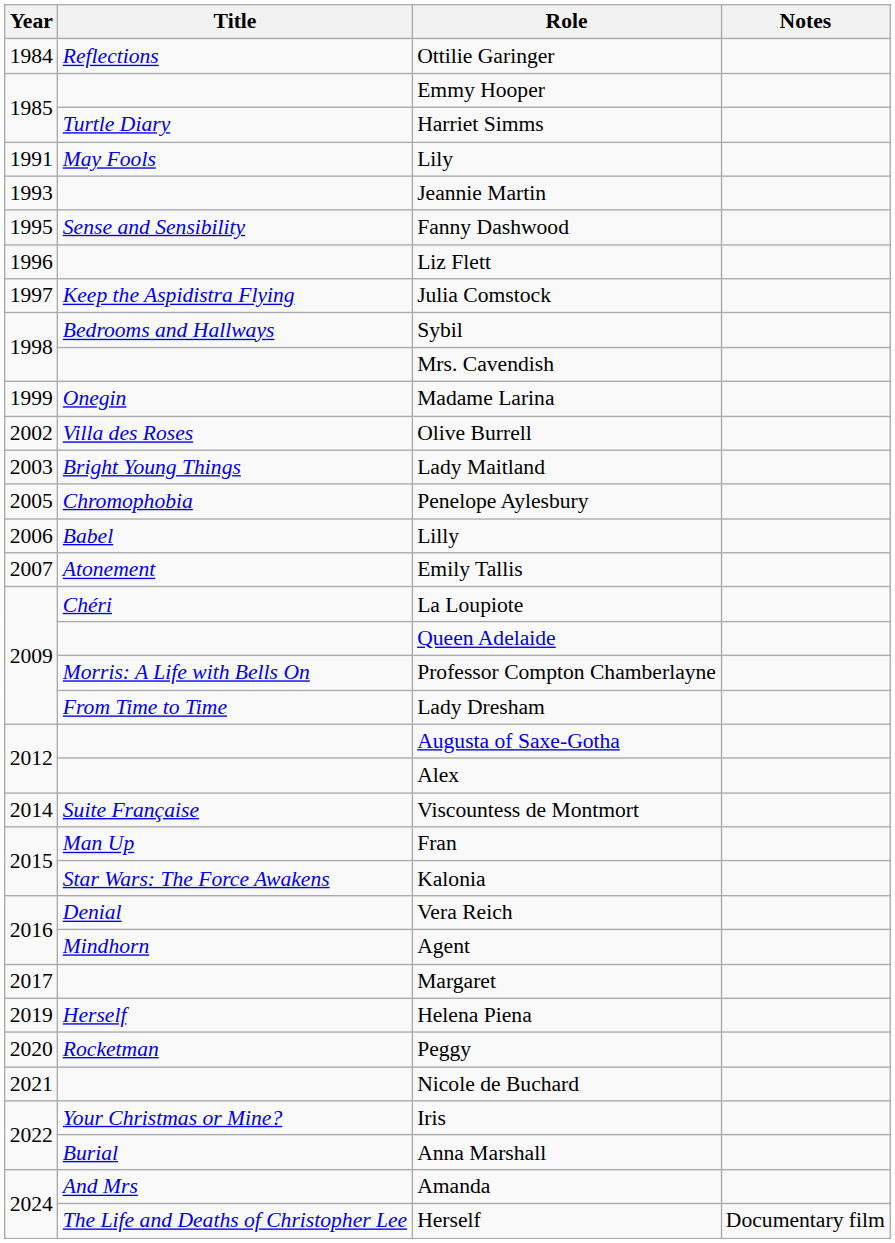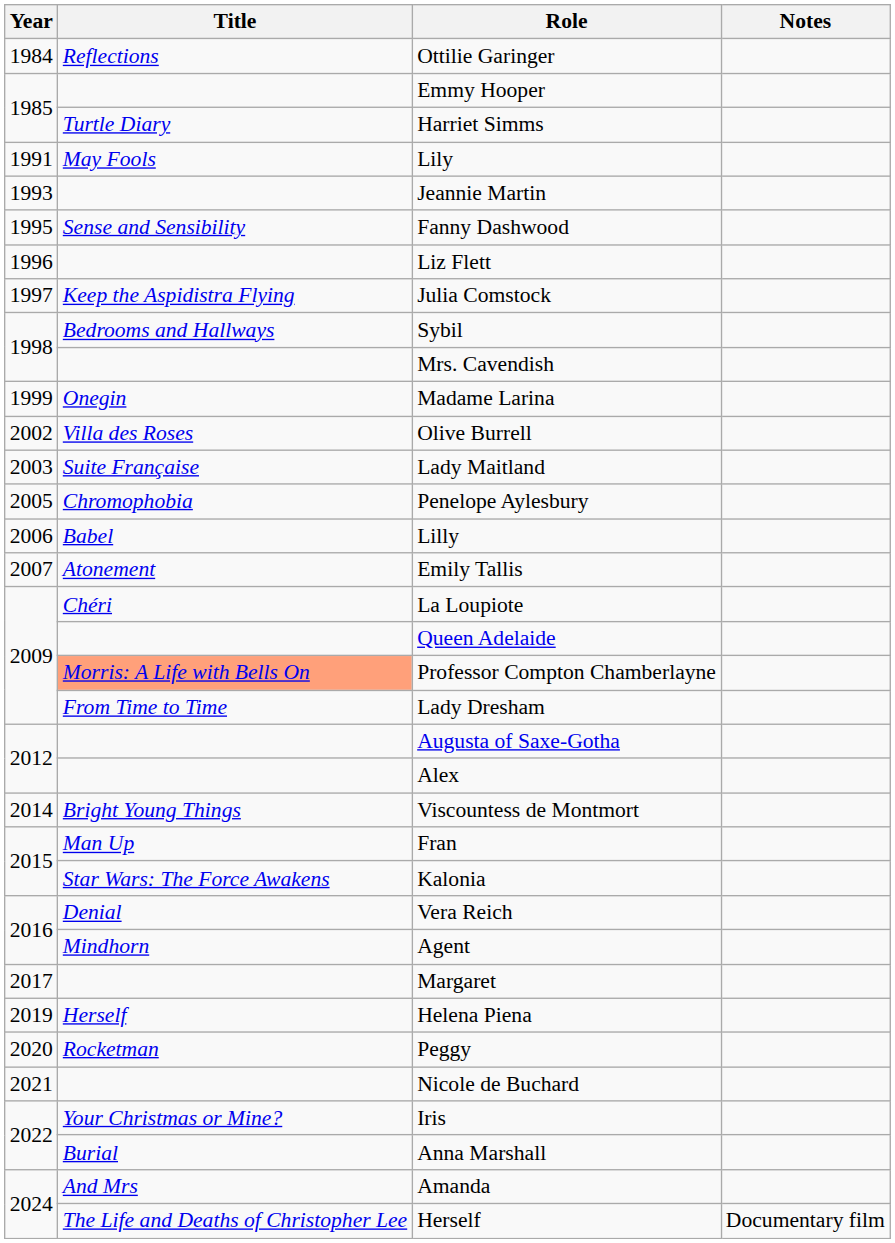(152, 466) Bright Young Things -> (131, 466) Suite Française
(186, 672) no background -> (186, 672) lightsalmon background
(131, 809) Suite Française -> (152, 809) Bright Young Things
